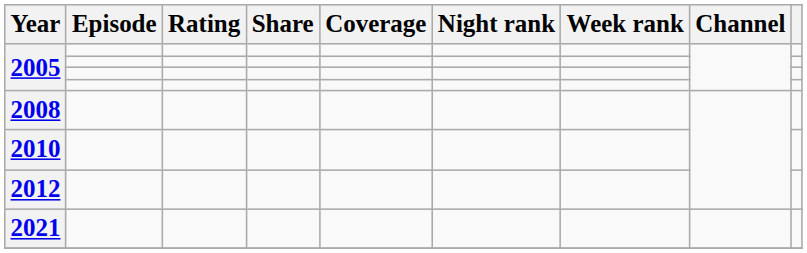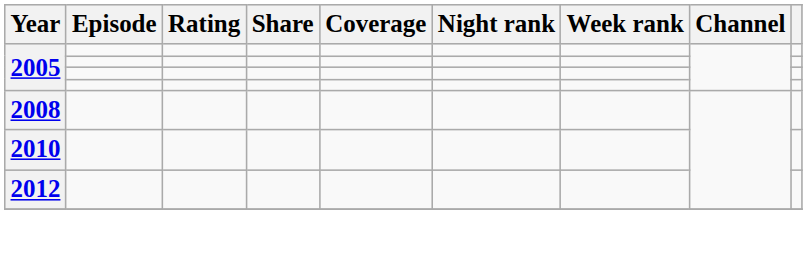- row: (35, 228)
